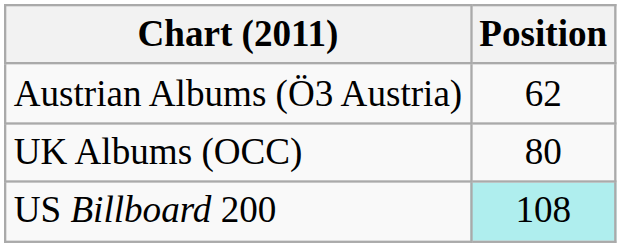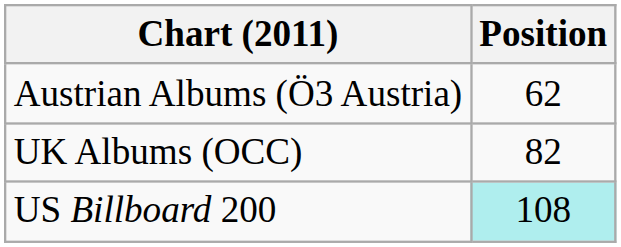(543, 151) 80 -> (543, 151) 82
